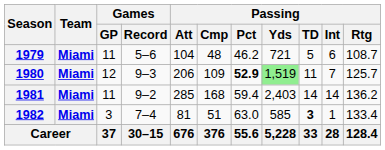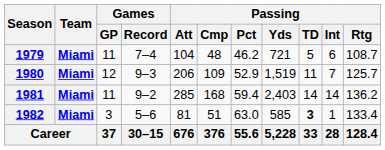(146, 54) 5–6 -> (146, 54) 7–4
(246, 74) bold -> (246, 74) normal
(280, 74) lightgreen background -> (280, 74) no background
(146, 114) 7–4 -> (146, 114) 5–6
